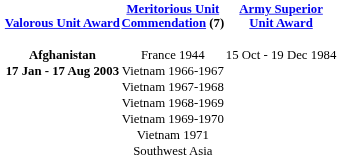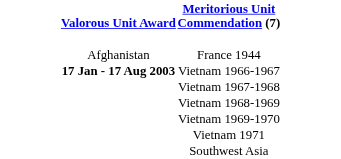- column: (281, 16)
(62, 55) bold -> (118, 55) normal
